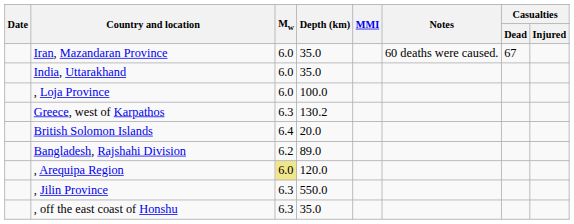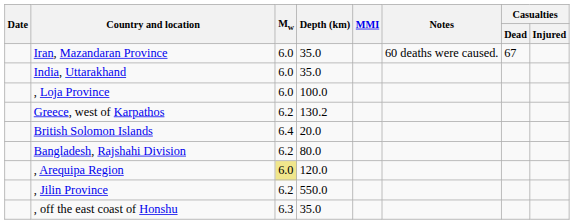(286, 111) 6.3 -> (286, 111) 6.2
(310, 151) 89.0 -> (310, 151) 80.0
(286, 190) 6.3 -> (286, 190) 6.2
